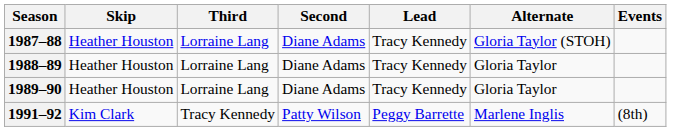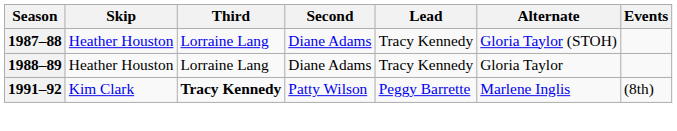- row: (35, 89)
(228, 114) normal -> (231, 89) bold
